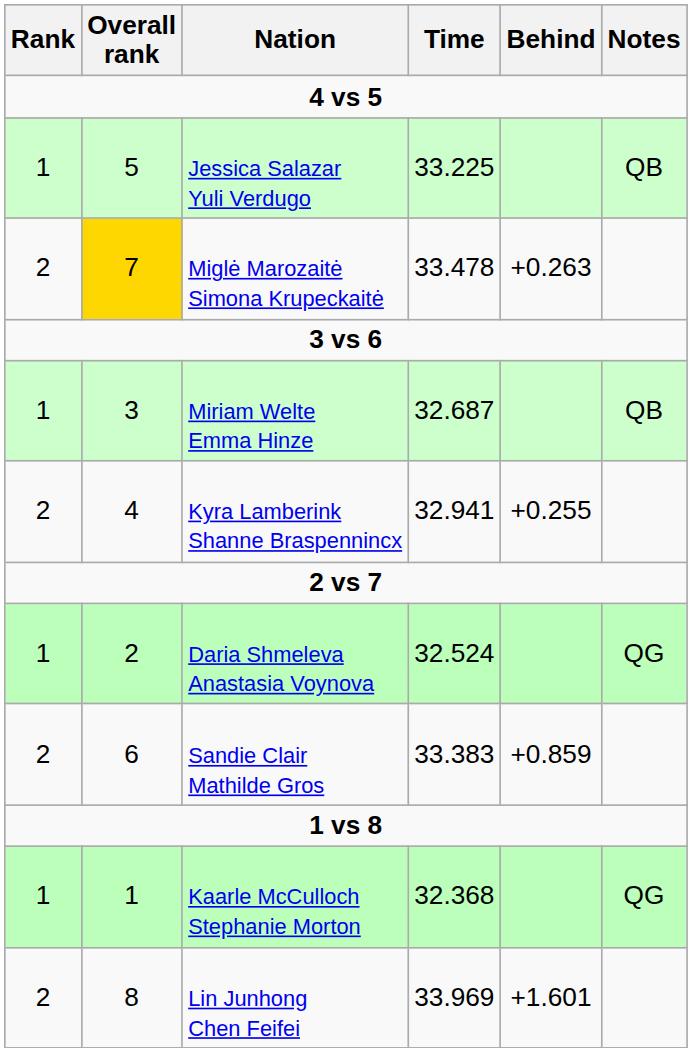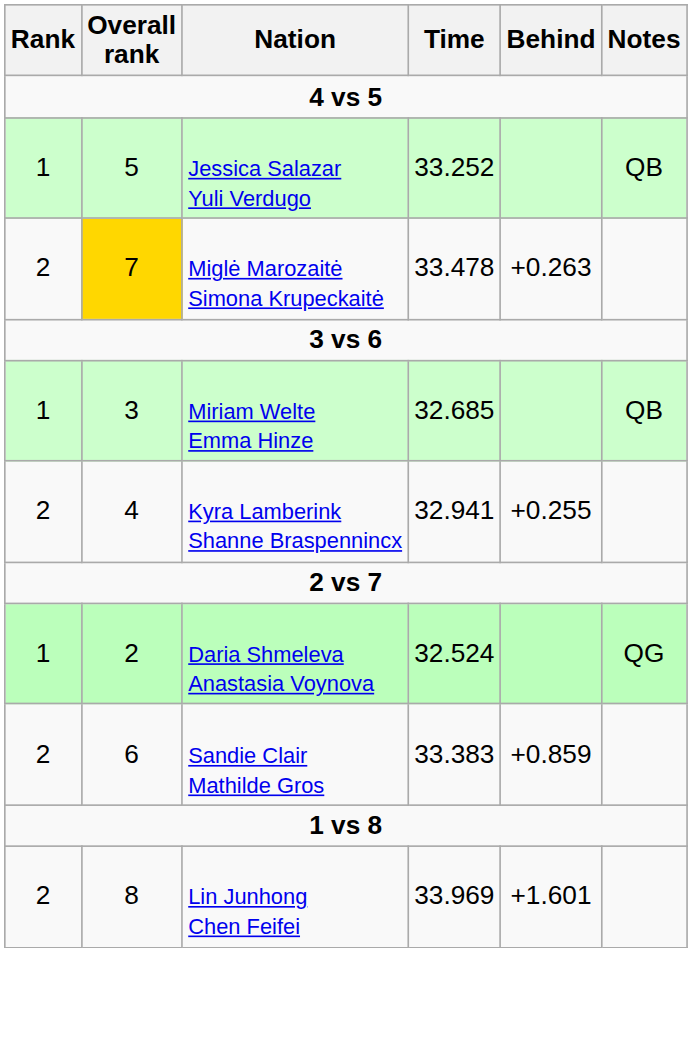(454, 167) 33.225 -> (454, 167) 33.252
(454, 410) 32.687 -> (454, 410) 32.685
- row: (274, 912)
